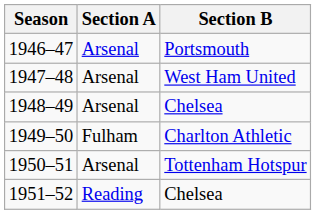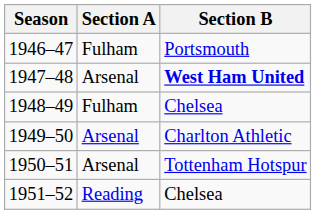(110, 48) Arsenal -> (110, 48) Fulham
(230, 77) normal -> (234, 77) bold
(110, 106) Arsenal -> (110, 106) Fulham
(110, 135) Fulham -> (110, 135) Arsenal
